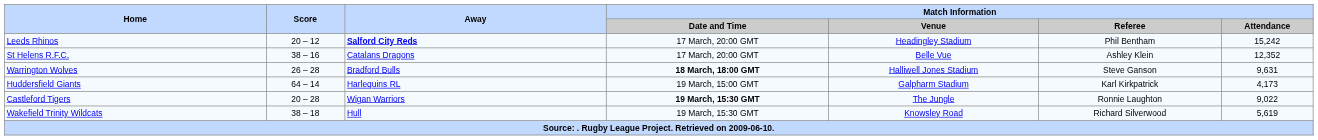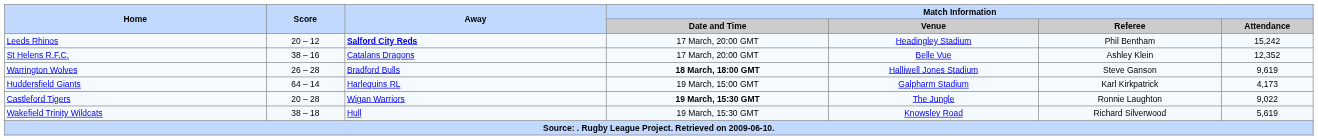(1267, 70) 9,631 -> (1267, 70) 9,619
